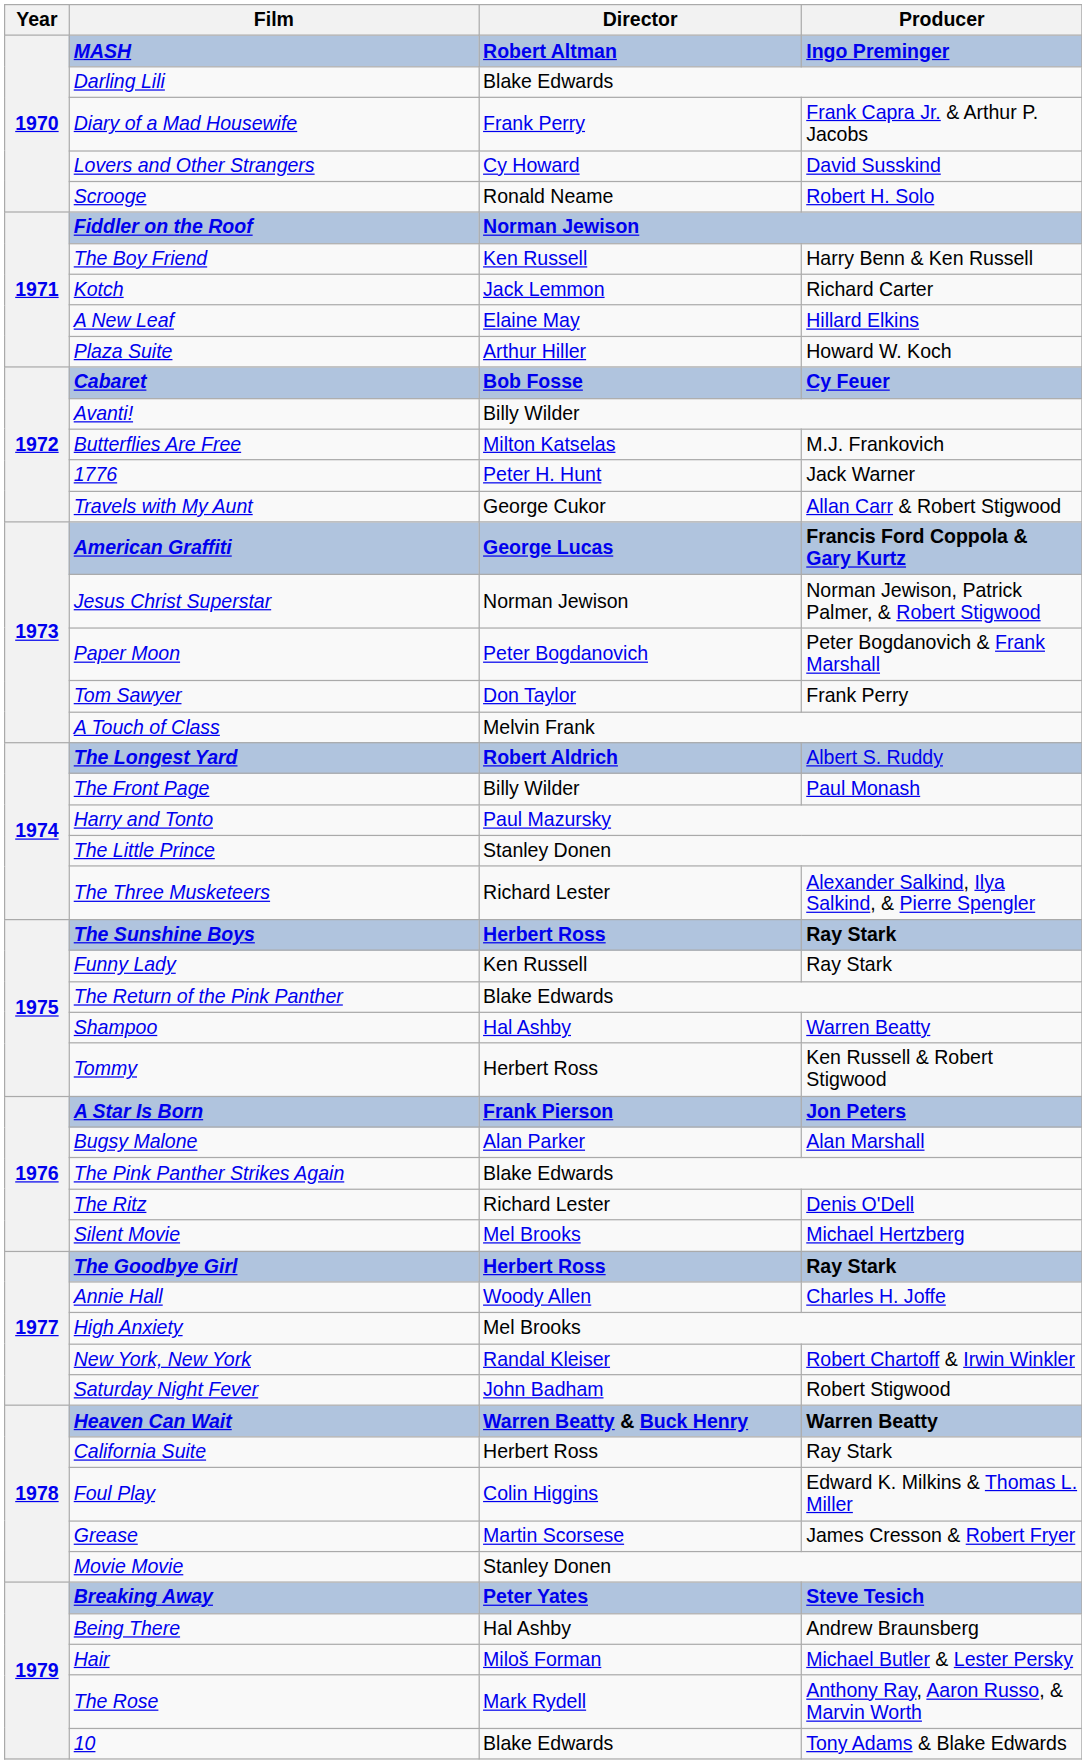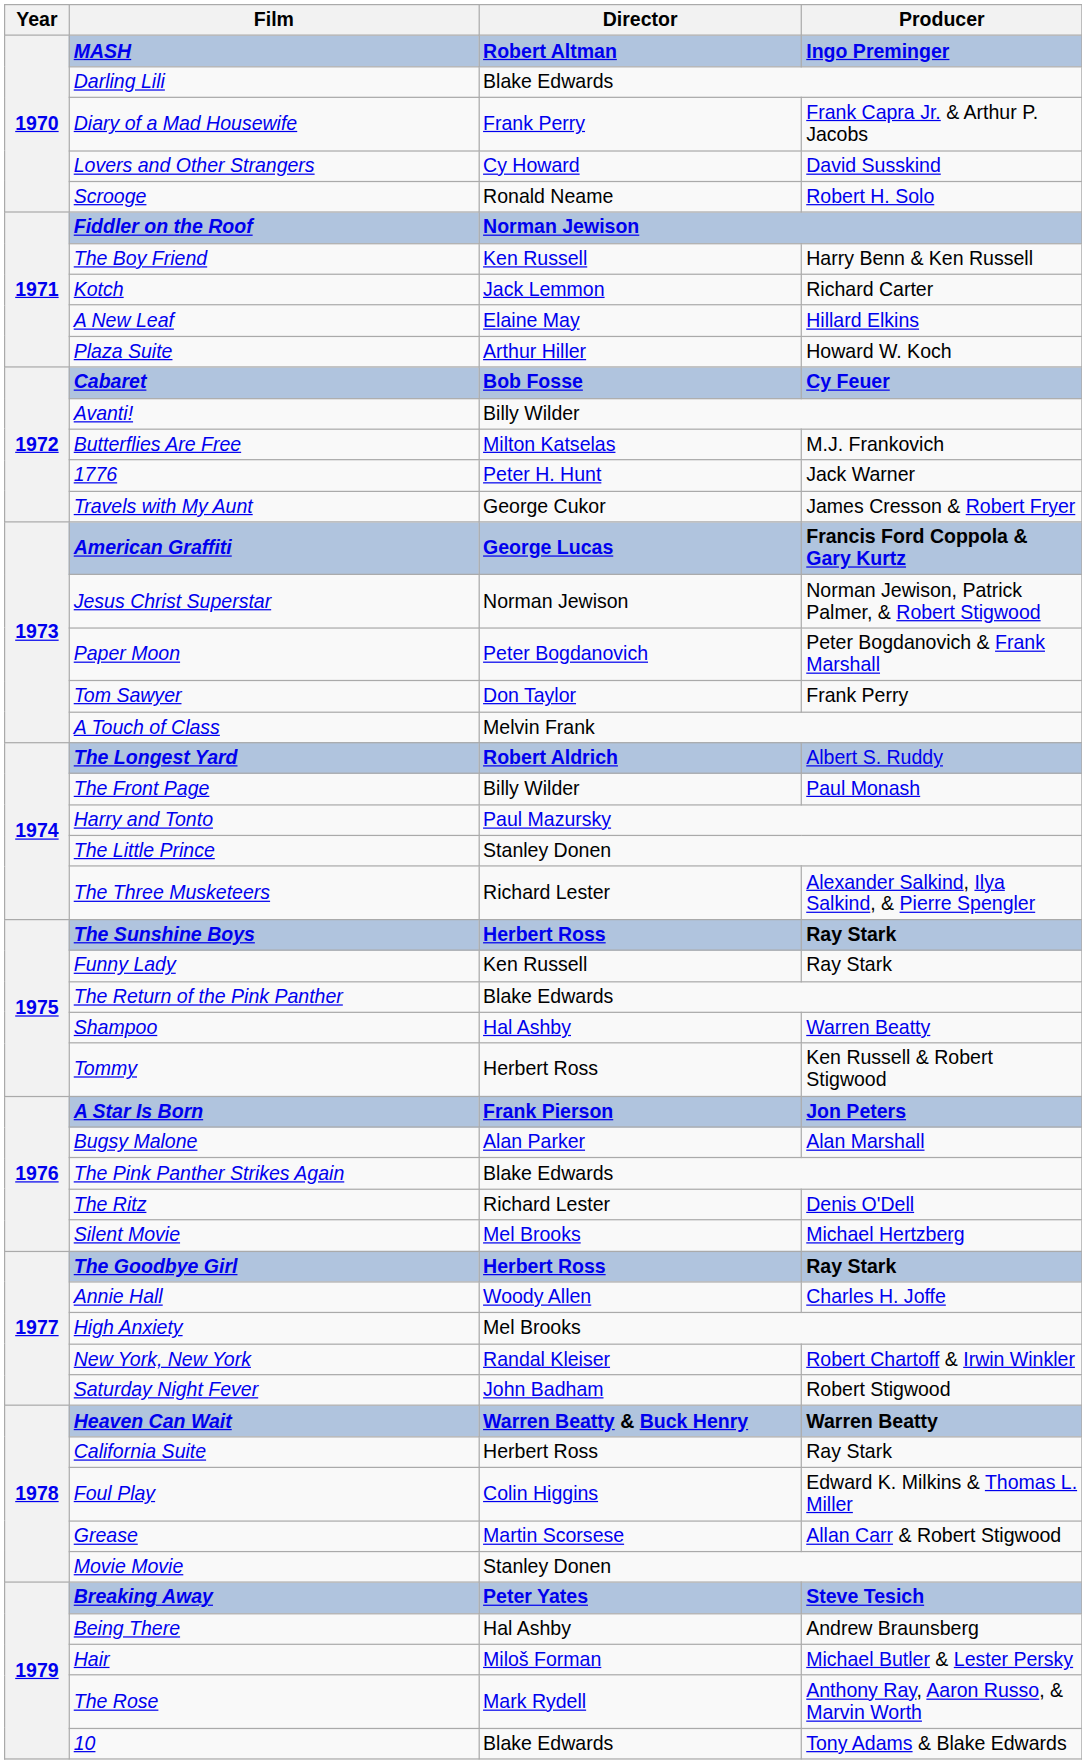(934, 506) Allan Carr & Robert Stigwood -> (941, 506) James Cresson & Robert Fryer
(941, 1535) James Cresson & Robert Fryer -> (934, 1535) Allan Carr & Robert Stigwood
